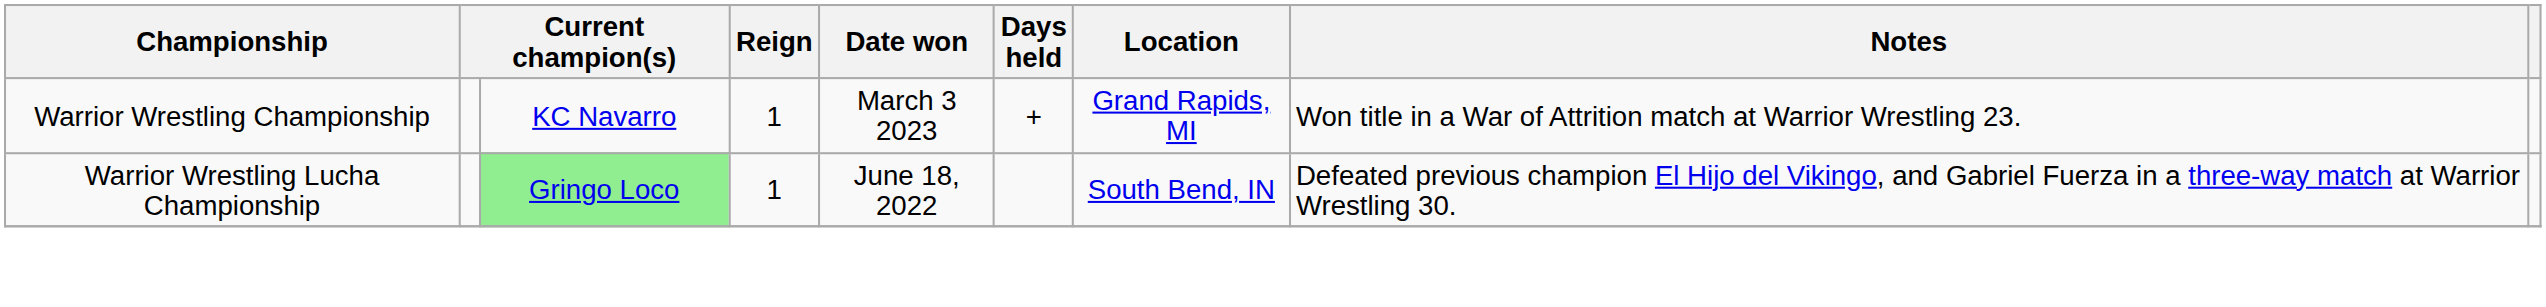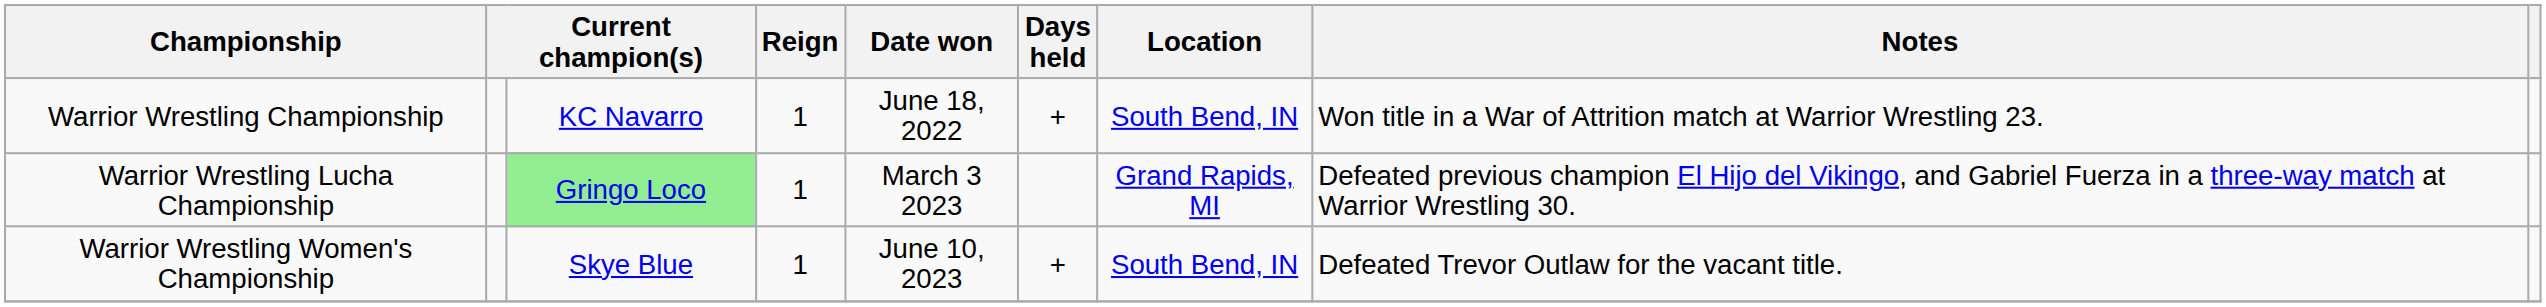(907, 116) March 3 2023 -> (932, 116) June 18, 2022
(1181, 116) Grand Rapids, MI -> (1205, 116) South Bend, IN
(907, 190) June 18, 2022 -> (932, 190) March 3 2023
(1181, 190) South Bend, IN -> (1205, 190) Grand Rapids, MI
+ row: (246, 263)
